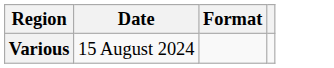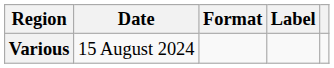+ column: (293, 19)
